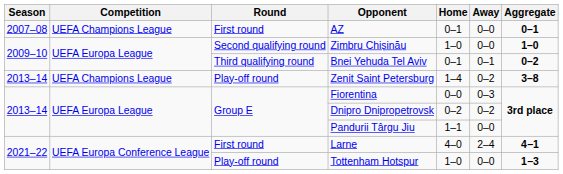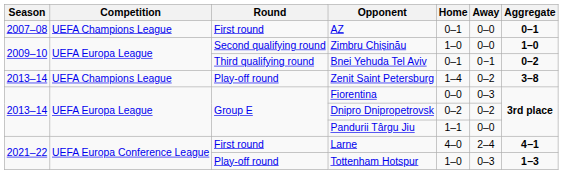(486, 62) 0–1 -> (486, 62) 0−1
(486, 161) 0–0 -> (486, 161) 0–3
